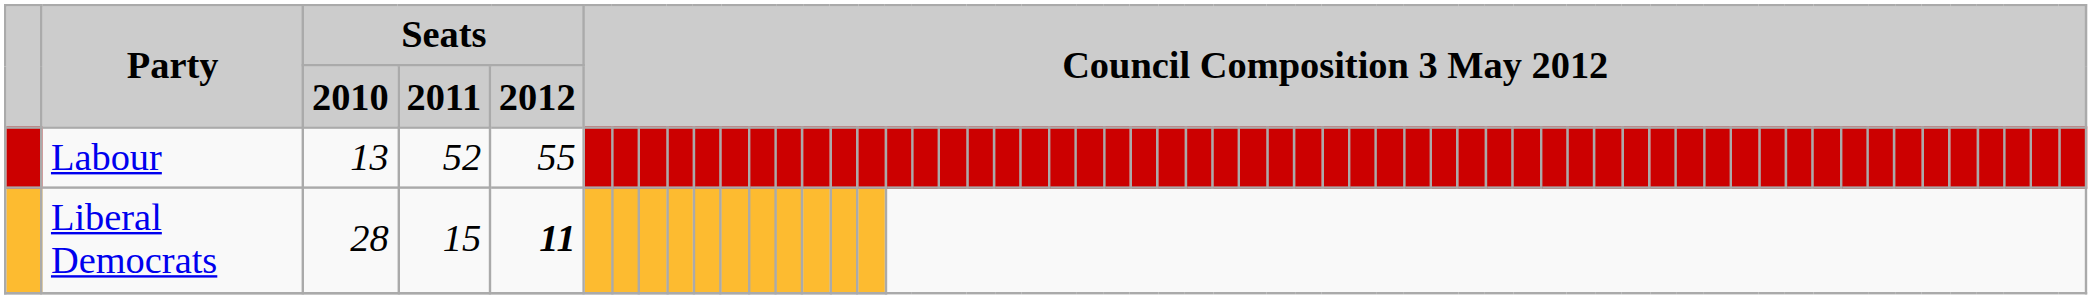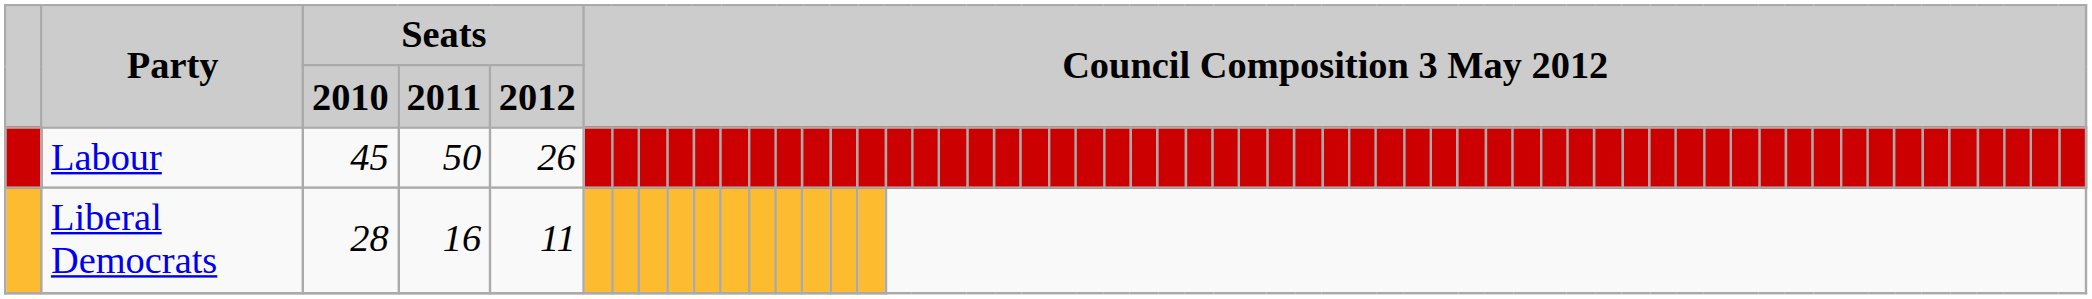(370, 156) 13 -> (370, 156) 45
(462, 156) 52 -> (462, 156) 50
(556, 156) 55 -> (556, 156) 26
(462, 239) 15 -> (462, 239) 16
(558, 239) bold -> (558, 239) normal
